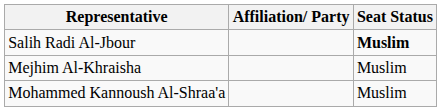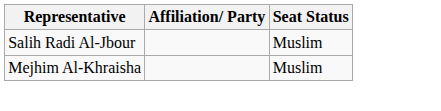(383, 42) bold -> (298, 42) normal
- row: (117, 93)
